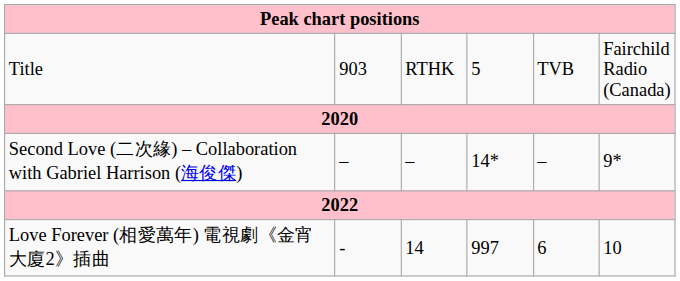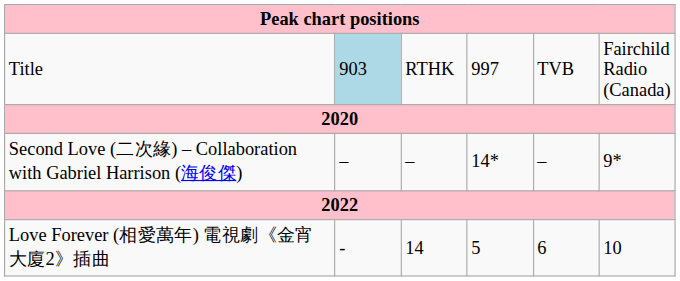(353, 68) no background -> (353, 68) lightblue background
(476, 68) 5 -> (485, 68) 997
(485, 247) 997 -> (476, 247) 5
